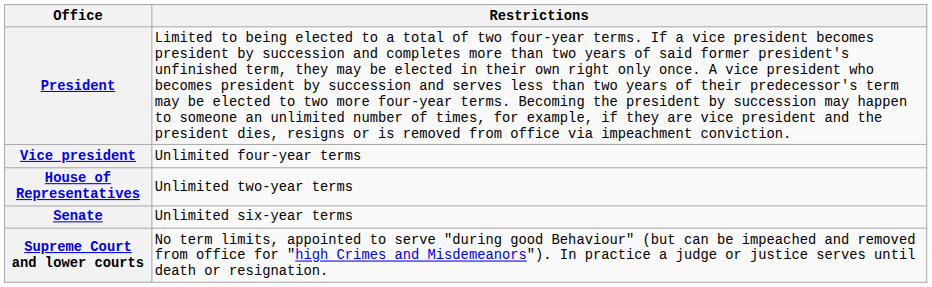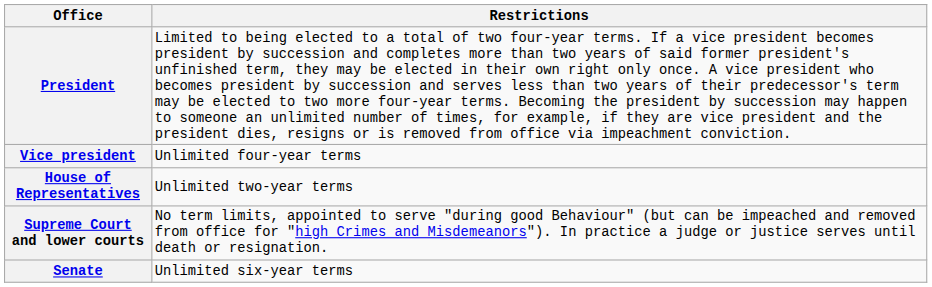rows swapped: (78, 217) <-> (78, 255)
